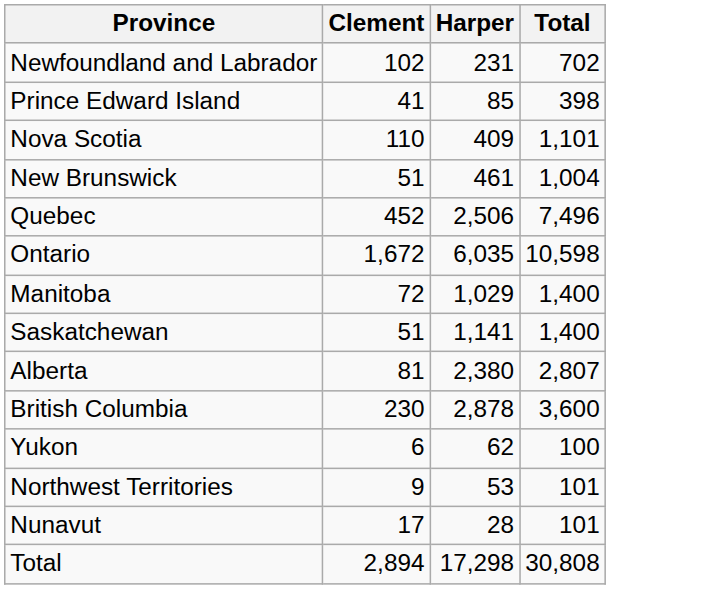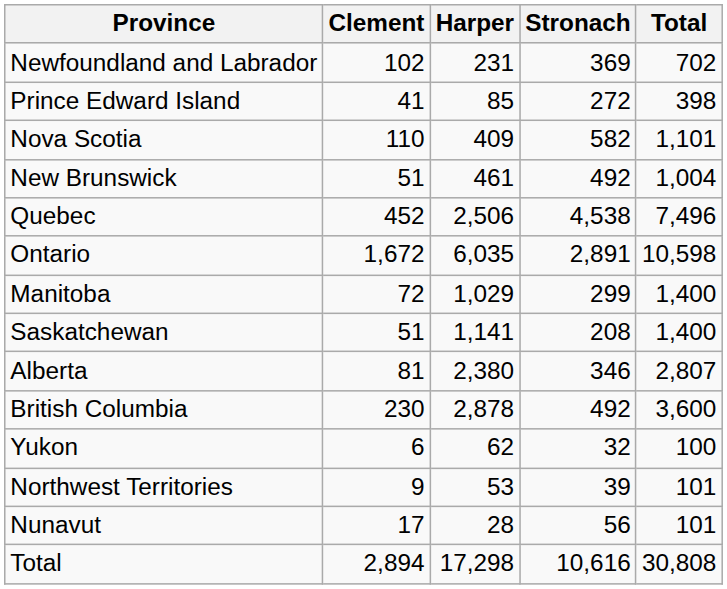+ column: (578, 23)
